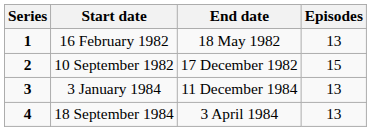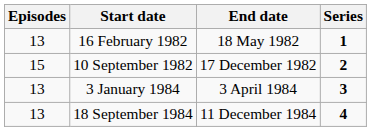columns swapped: (28, 16) <-> (334, 16)
(239, 89) 11 December 1984 -> (258, 89) 3 April 1984
(239, 114) 3 April 1984 -> (258, 114) 11 December 1984
